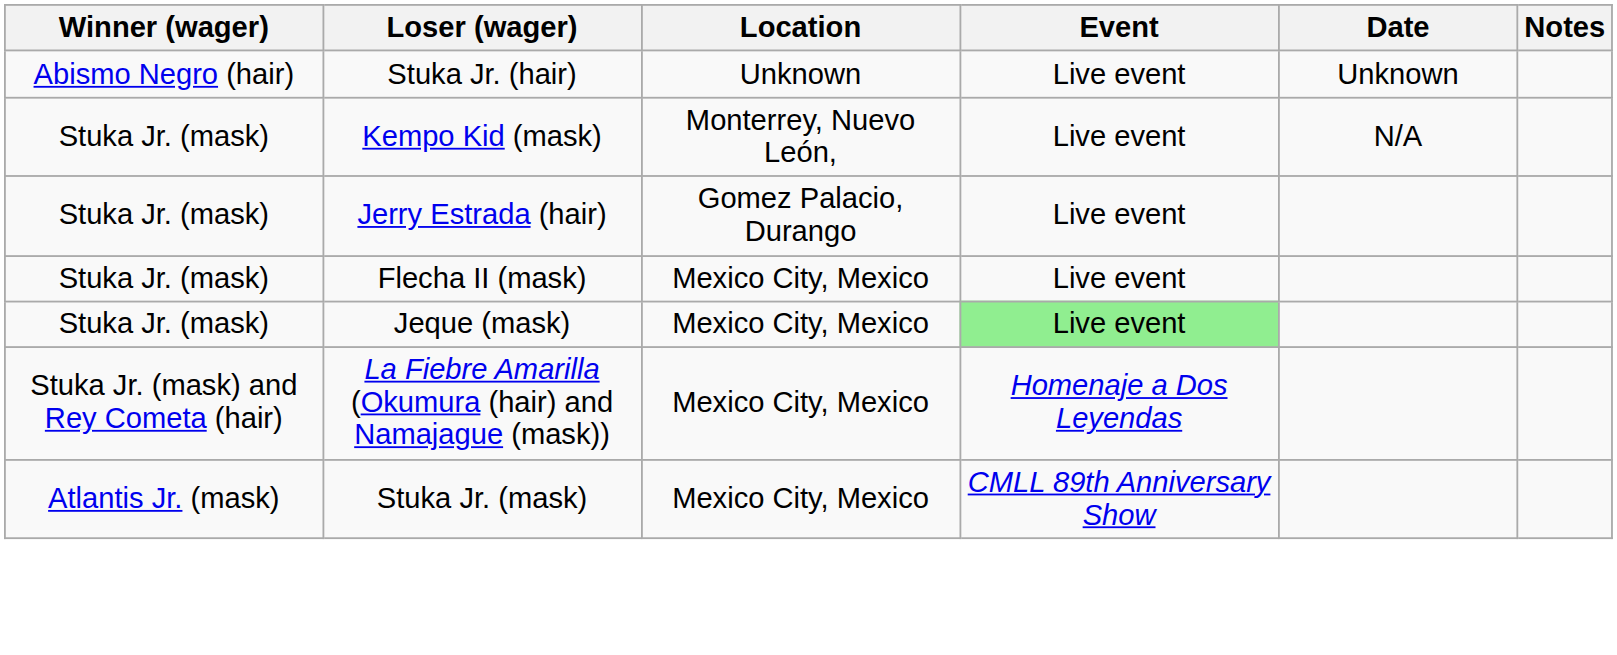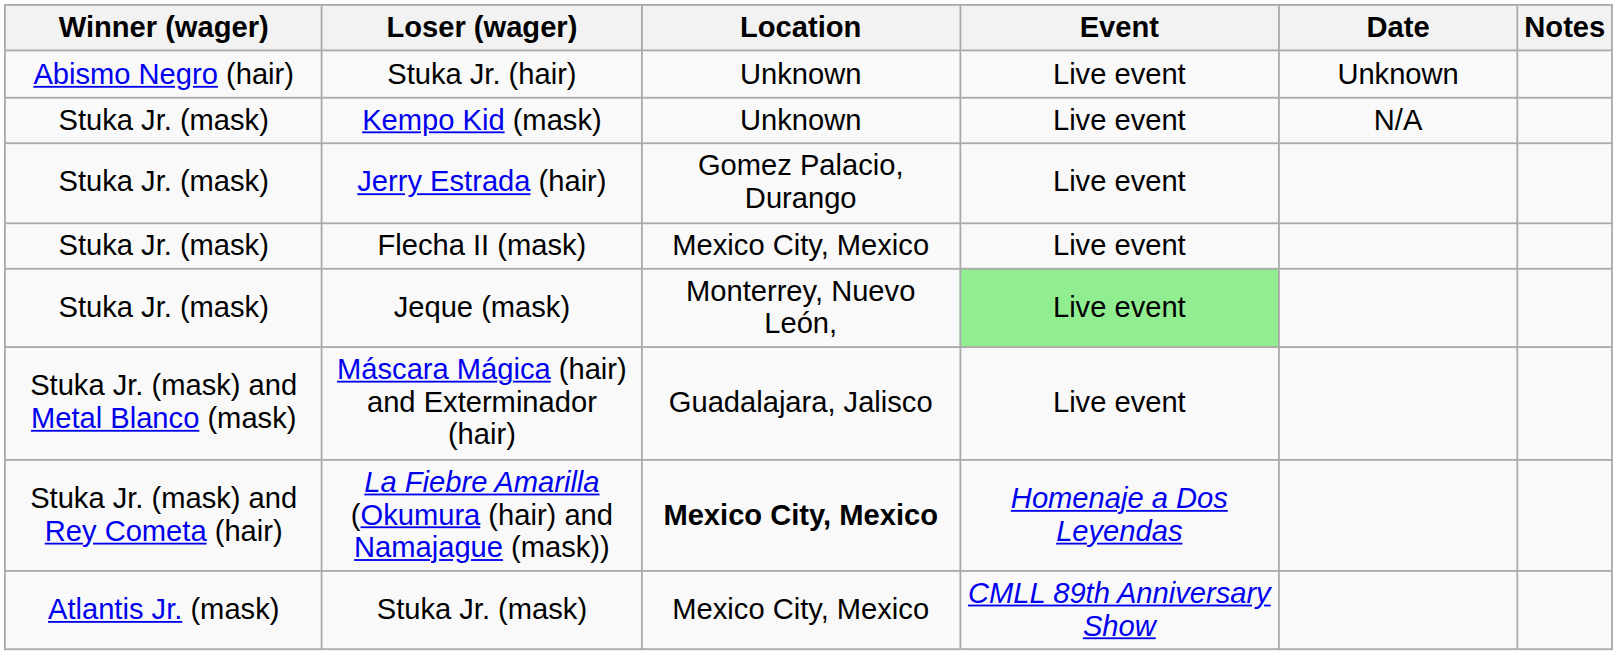(801, 136) Monterrey, Nuevo León, -> (801, 119) Unknown
(801, 324) Mexico City, Mexico -> (801, 307) Monterrey, Nuevo León,
+ row: (482, 402)
(801, 402) normal -> (801, 514) bold
